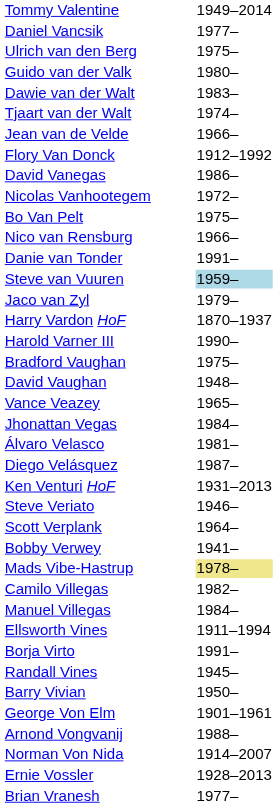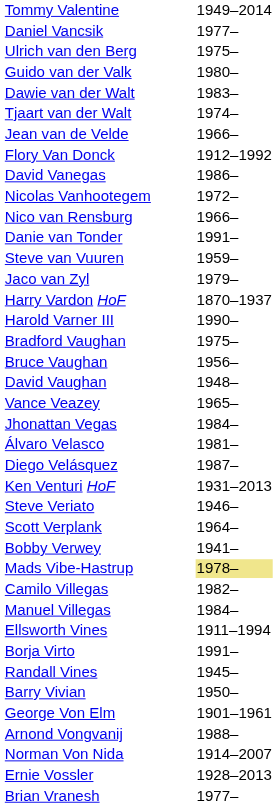- row: (44, 217)
(217, 279) lightblue background -> (217, 258) no background
+ row: (56, 361)
